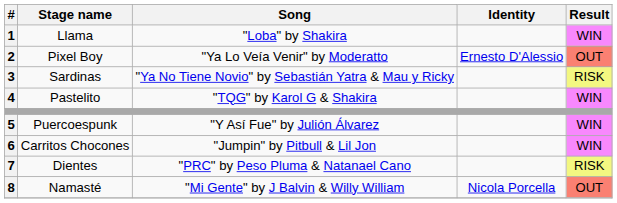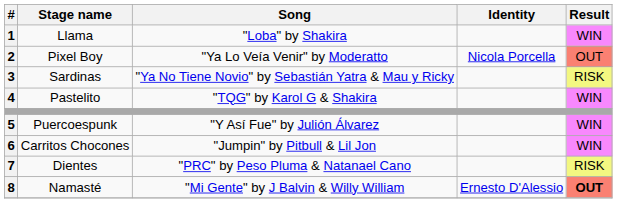(512, 56) Ernesto D'Alessio -> (512, 56) Nicola Porcella
(512, 187) Nicola Porcella -> (512, 187) Ernesto D'Alessio
(589, 187) normal -> (589, 187) bold
